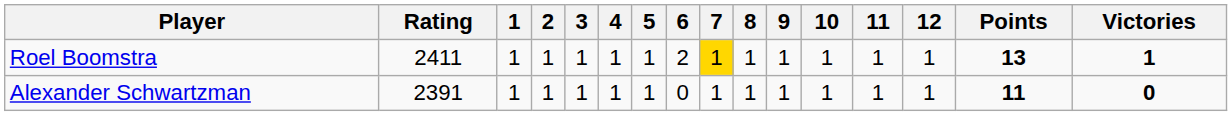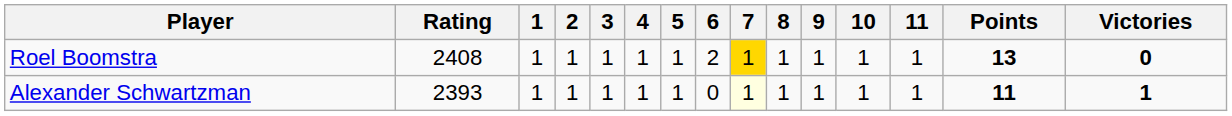- column: (929, 22)
(438, 57) 2411 -> (458, 57) 2408
(1149, 57) 1 -> (1146, 57) 0
(438, 92) 2391 -> (458, 92) 2393
(717, 92) no background -> (748, 92) lightyellow background
(1149, 92) 0 -> (1146, 92) 1
